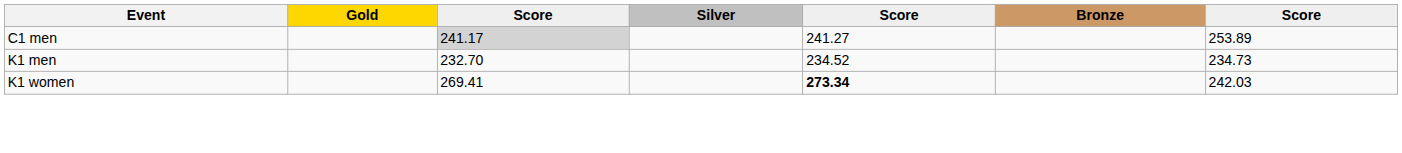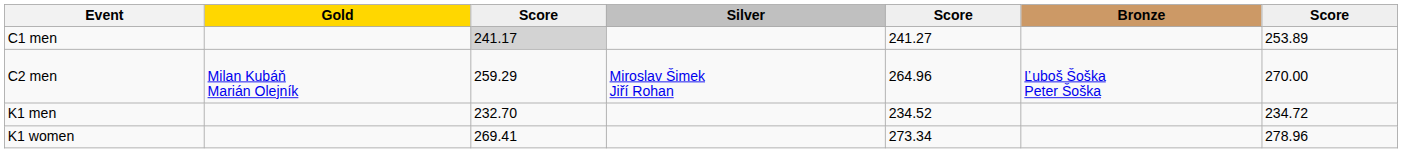+ row: (32, 76)
(1230, 60) 234.73 -> (1287, 114) 234.72
(828, 82) bold -> (910, 136) normal
(1230, 82) 242.03 -> (1287, 136) 278.96
